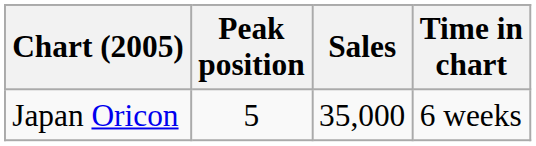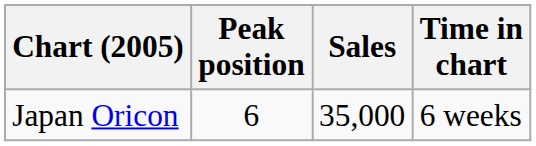(251, 114) 5 -> (251, 114) 6
